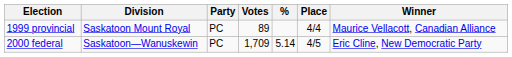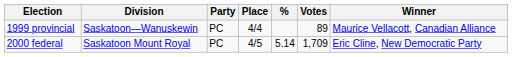columns swapped: (255, 12) <-> (314, 12)
(137, 28) Saskatoon Mount Royal -> (141, 28) Saskatoon—Wanuskewin
(141, 44) Saskatoon—Wanuskewin -> (137, 44) Saskatoon Mount Royal
